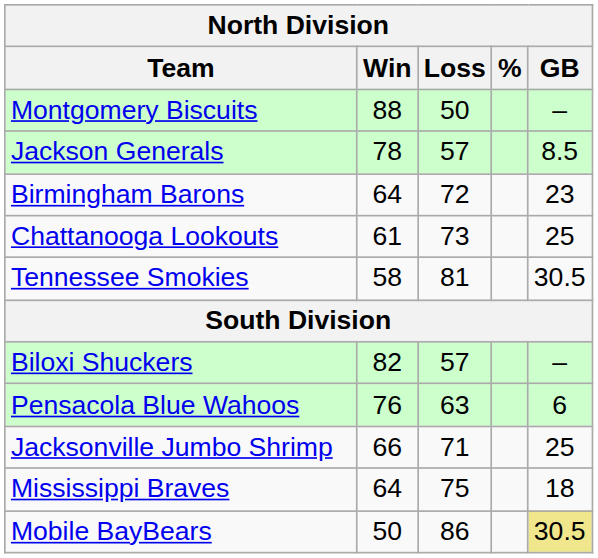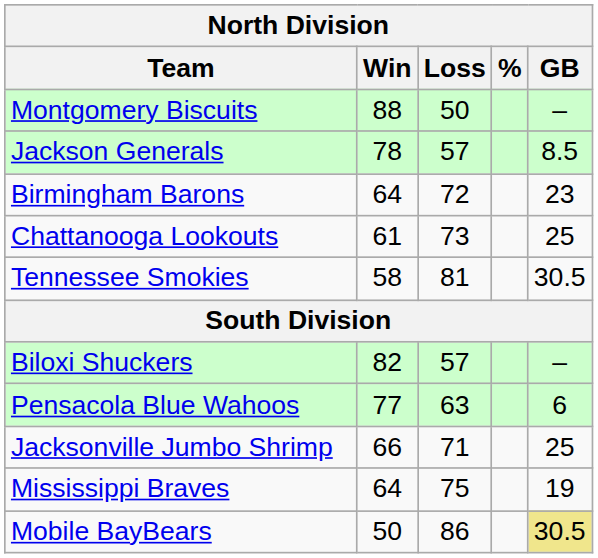(387, 404) 76 -> (387, 404) 77
(560, 488) 18 -> (560, 488) 19
